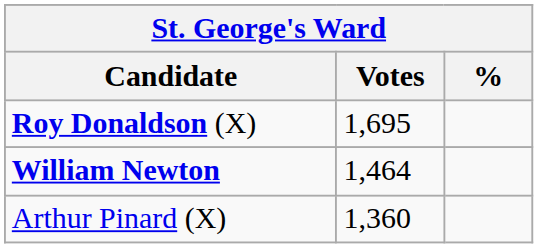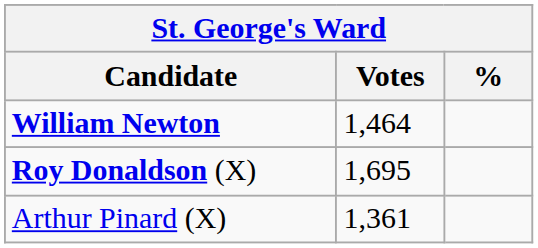rows swapped: (134, 123) <-> (116, 170)
(377, 218) 1,360 -> (377, 218) 1,361
